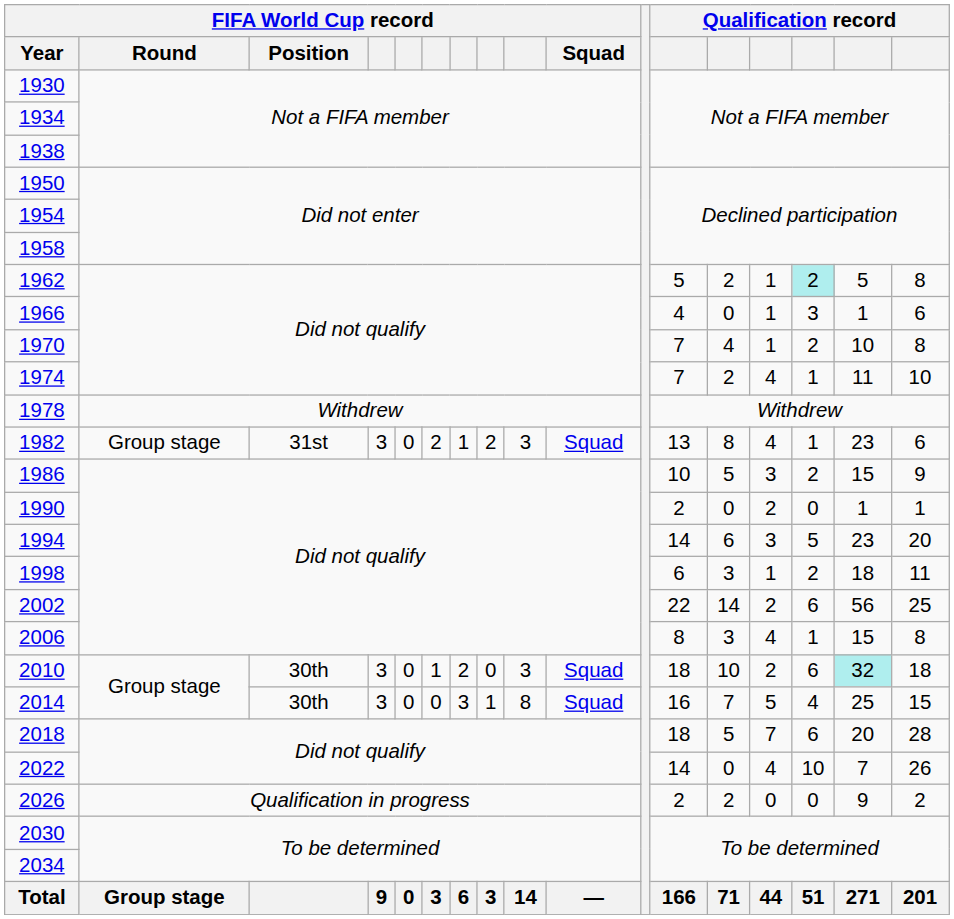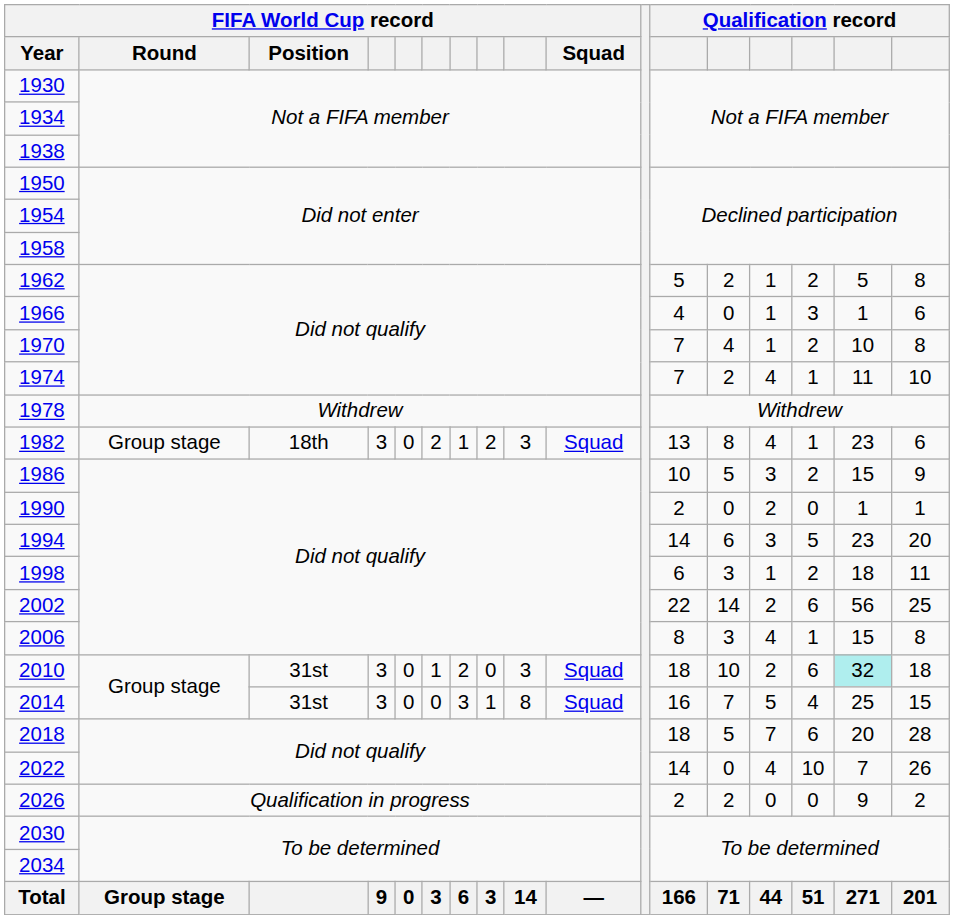(813, 280) paleturquoise background -> (813, 280) no background
(309, 442) 31st -> (309, 442) 18th
(309, 670) 30th -> (309, 670) 31st
(309, 702) 30th -> (309, 702) 31st
